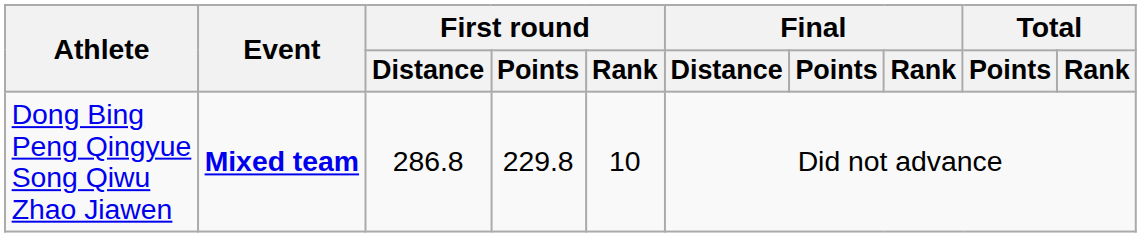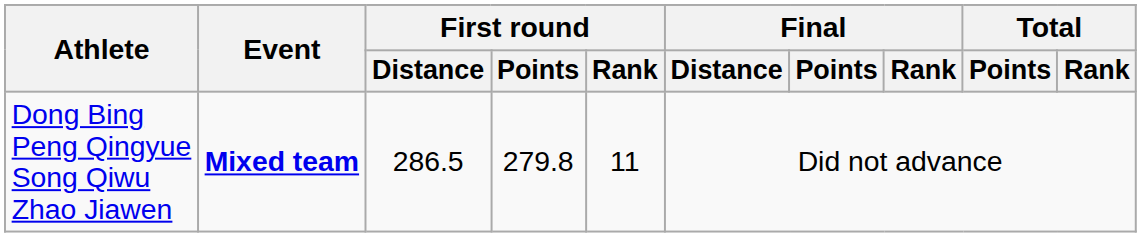(428, 162) 286.8 -> (428, 162) 286.5
(538, 162) 229.8 -> (538, 162) 279.8
(625, 162) 10 -> (625, 162) 11
